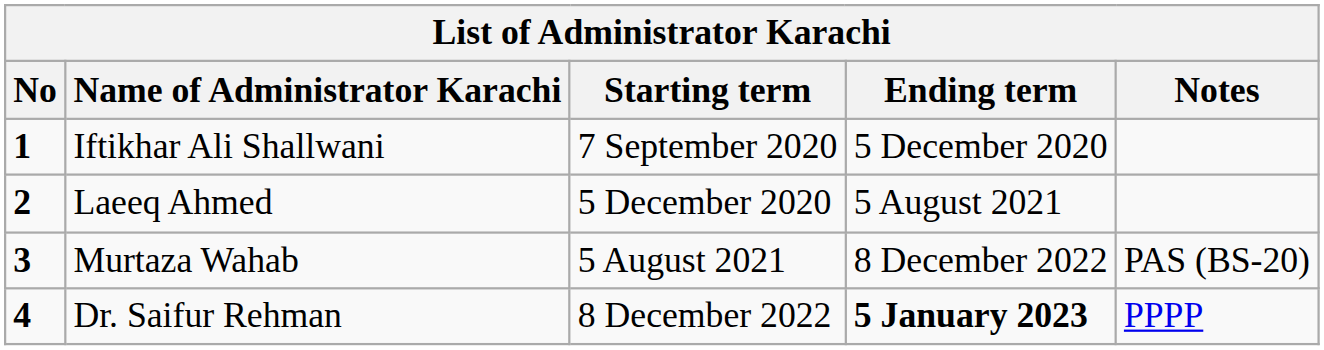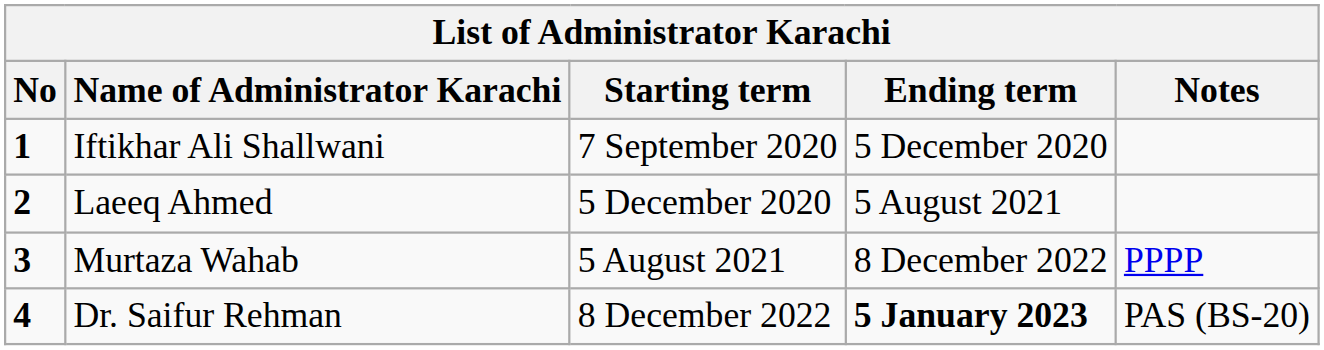(1217, 259) PAS (BS-20) -> (1164, 259) PPPP
(1164, 315) PPPP -> (1217, 315) PAS (BS-20)
